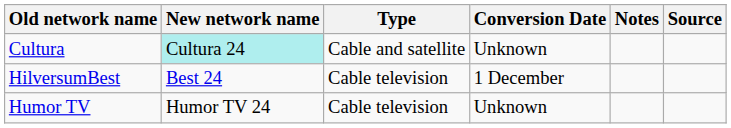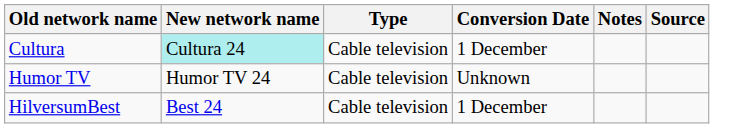(397, 48) Cable and satellite -> (388, 48) Cable television
(510, 48) Unknown -> (502, 48) 1 December
rows swapped: (50, 107) <-> (65, 78)
